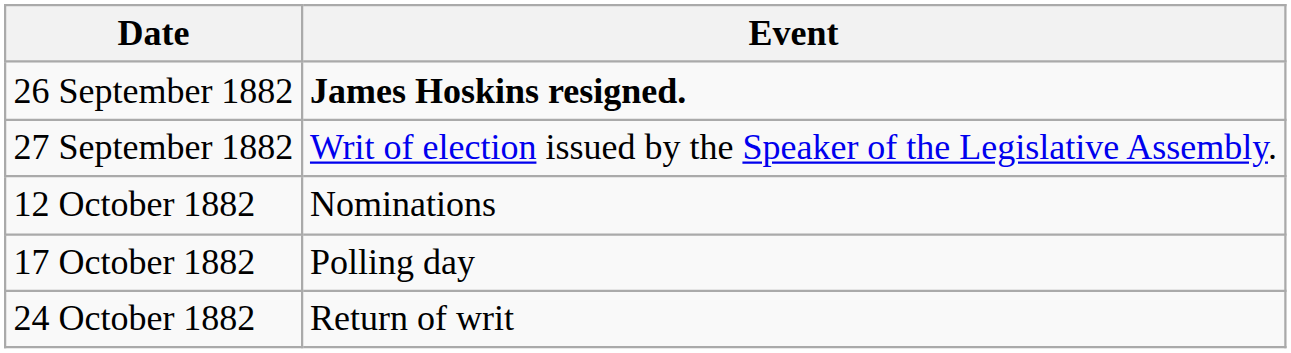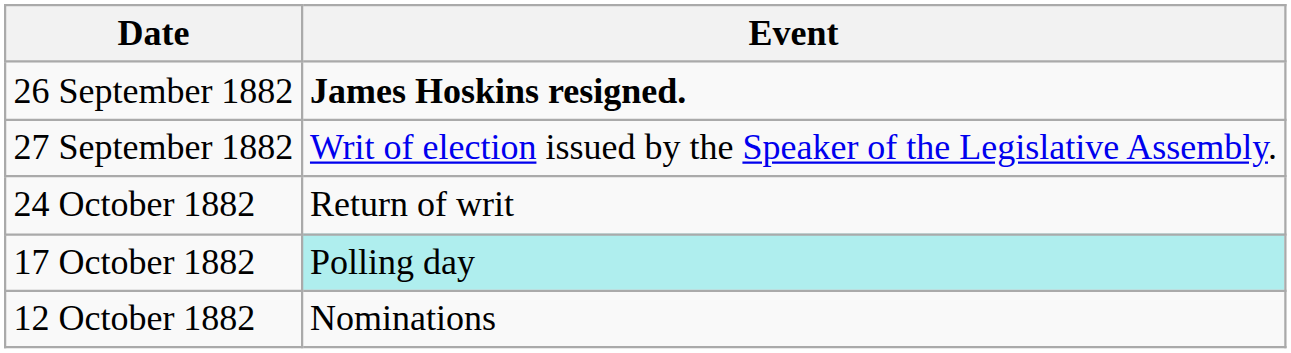rows swapped: (134, 204) <-> (134, 318)
(392, 261) no background -> (392, 261) paleturquoise background
